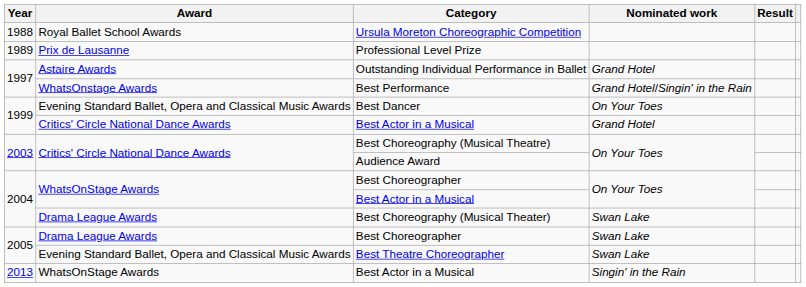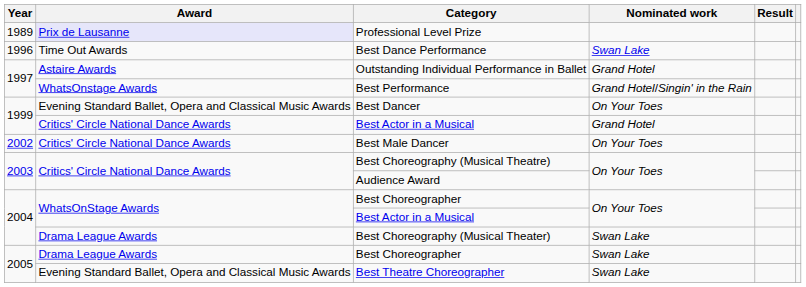- row: (20, 32)
(84, 50) no background -> (84, 32) lavender background
+ row: (20, 50)
+ row: (20, 143)
- row: (20, 273)
